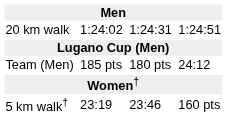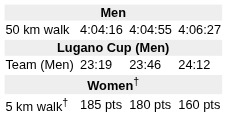- row: (37, 30)
+ row: (37, 30)
(101, 65) 185 pts -> (96, 65) 23:19
(150, 65) 180 pts -> (145, 65) 23:46
(96, 105) 23:19 -> (101, 105) 185 pts
(145, 105) 23:46 -> (150, 105) 180 pts
